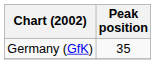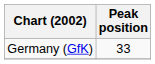(123, 48) 35 -> (123, 48) 33
